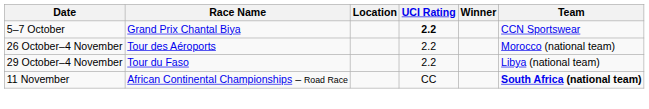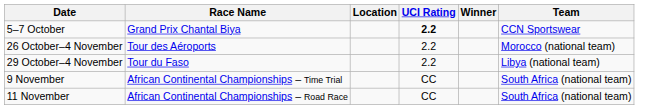+ row: (36, 79)
(571, 79) bold -> (566, 96) normal
